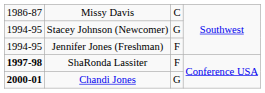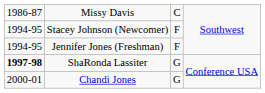(177, 29) G -> (177, 29) F
(177, 63) F -> (177, 63) G
(24, 79) bold -> (24, 79) normal
